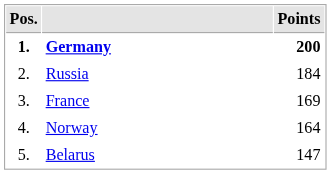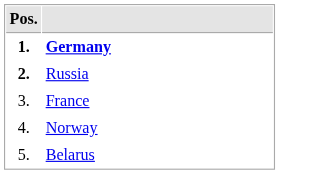- column: (299, 19)
(24, 73) normal -> (24, 73) bold
